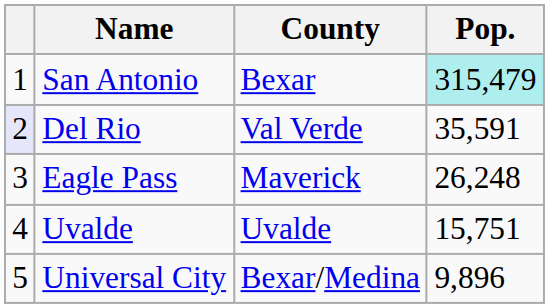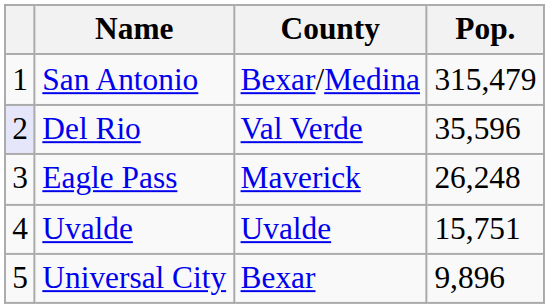(278, 79) Bexar -> (330, 79) Bexar/Medina
(485, 79) paleturquoise background -> (485, 79) no background
(478, 128) 35,591 -> (478, 128) 35,596
(330, 278) Bexar/Medina -> (278, 278) Bexar
